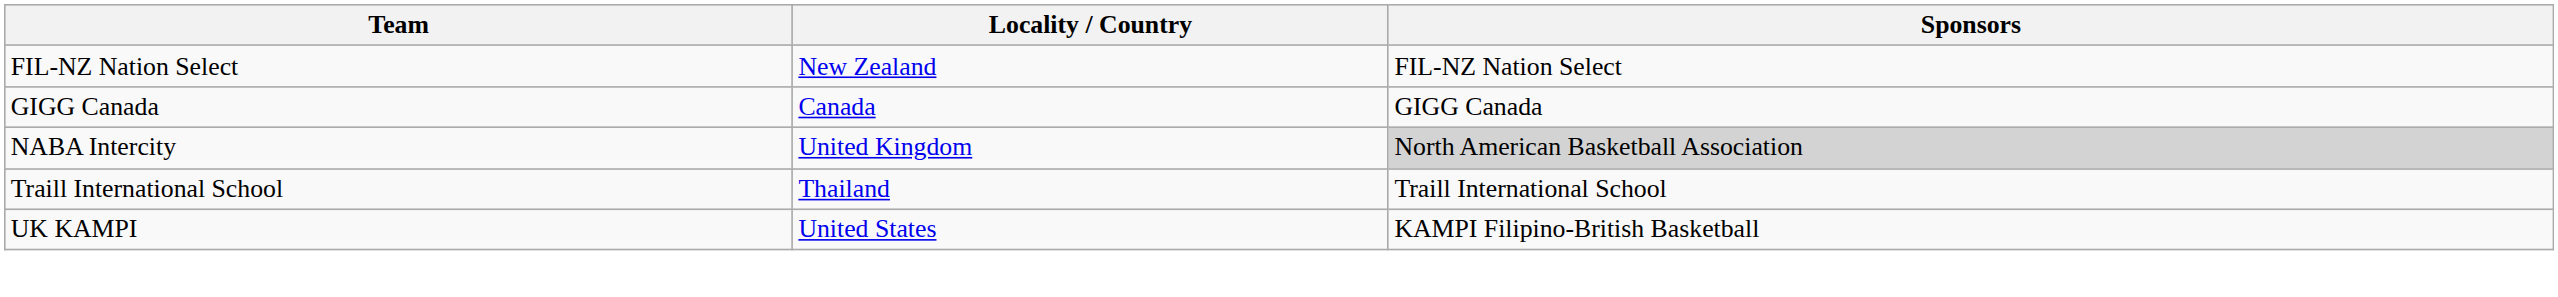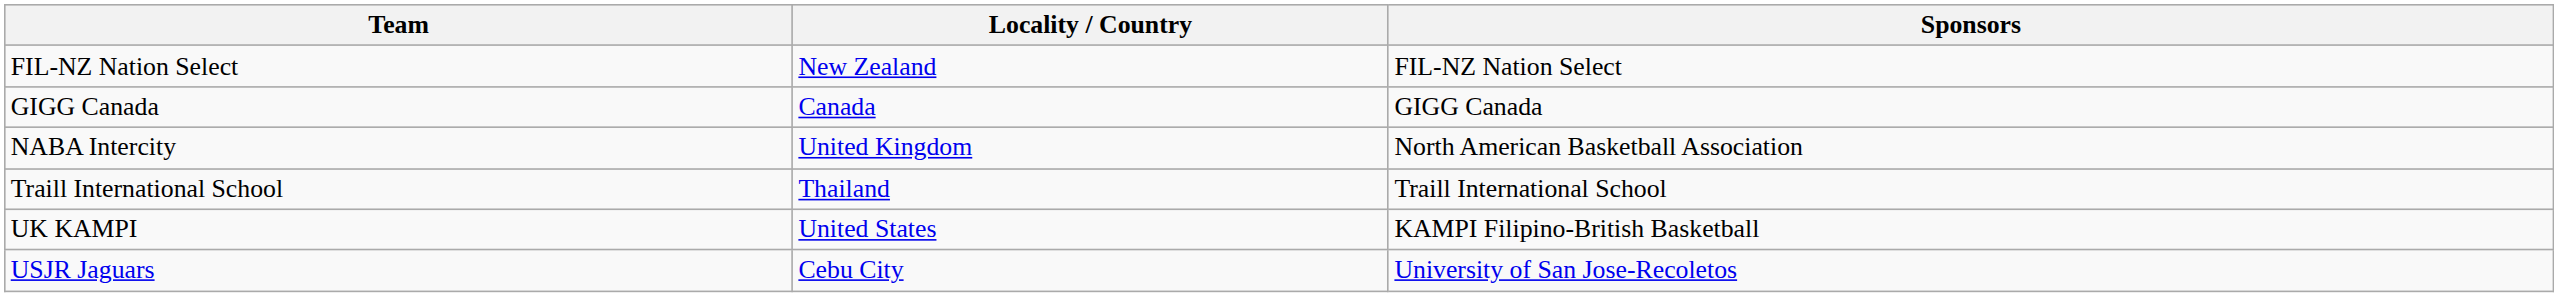(1599, 147) lightgrey background -> (1599, 147) no background
+ row: (83, 270)
